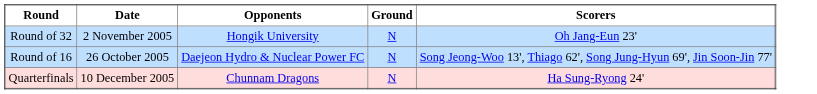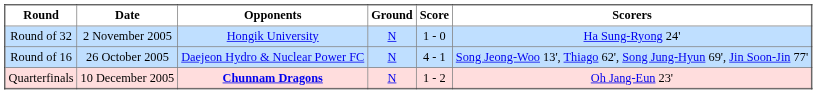+ column: (434, 15)
(596, 36) Oh Jang-Eun 23' -> (632, 36) Ha Sung-Ryong 24'
(273, 78) normal -> (273, 78) bold
(596, 78) Ha Sung-Ryong 24' -> (632, 78) Oh Jang-Eun 23'
